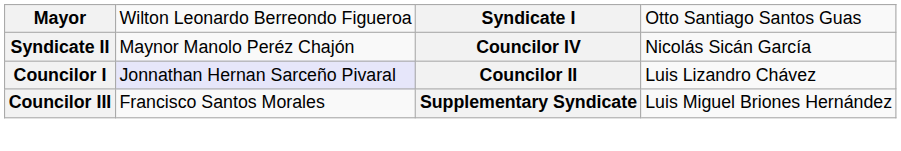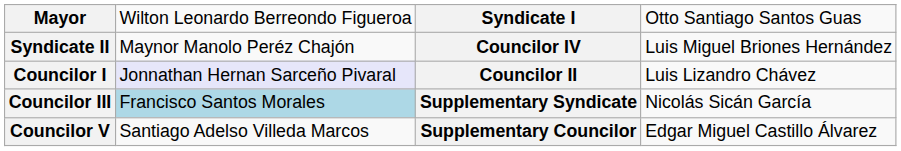(728, 46) Nicolás Sicán García -> (769, 46) Luis Miguel Briones Hernández
(222, 103) no background -> (222, 103) lightblue background
(769, 103) Luis Miguel Briones Hernández -> (728, 103) Nicolás Sicán García
+ row: (60, 131)
